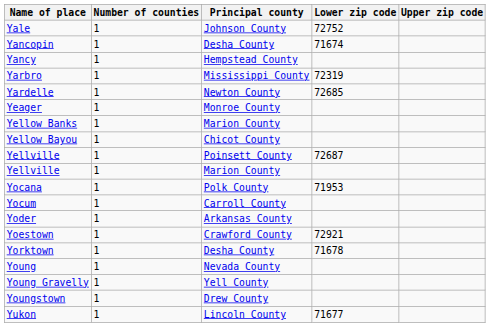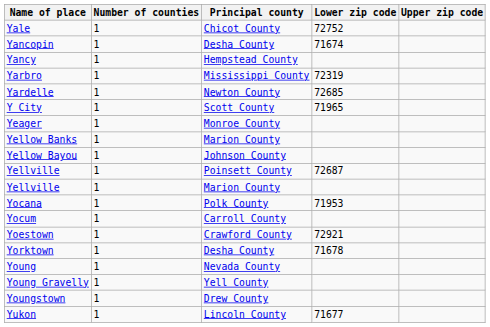(245, 28) Johnson County -> (242, 28) Chicot County
+ row: (24, 108)
(242, 139) Chicot County -> (245, 155) Johnson County
- row: (21, 219)
